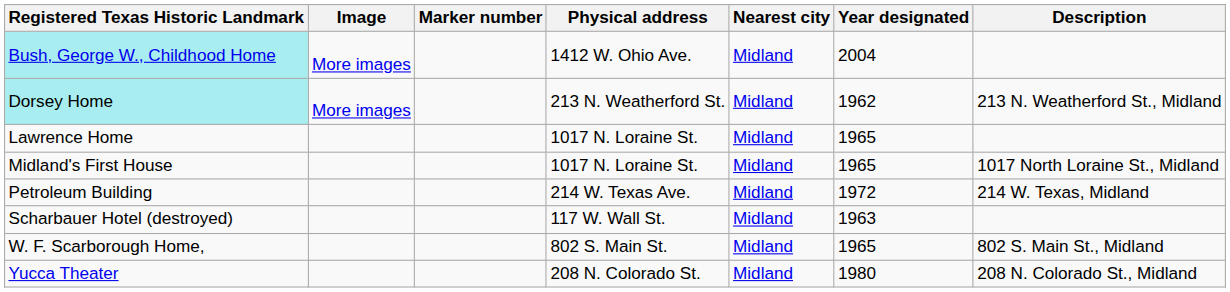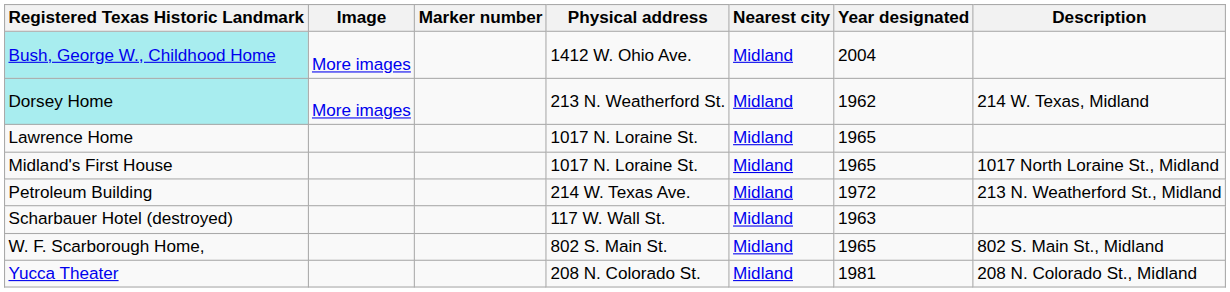(1099, 101) 213 N. Weatherford St., Midland -> (1063, 101) 214 W. Texas, Midland
(1063, 192) 214 W. Texas, Midland -> (1099, 192) 213 N. Weatherford St., Midland
(857, 273) 1980 -> (857, 273) 1981
